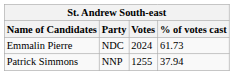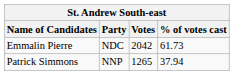(142, 45) 2024 -> (142, 45) 2042
(142, 62) 1255 -> (142, 62) 1265
